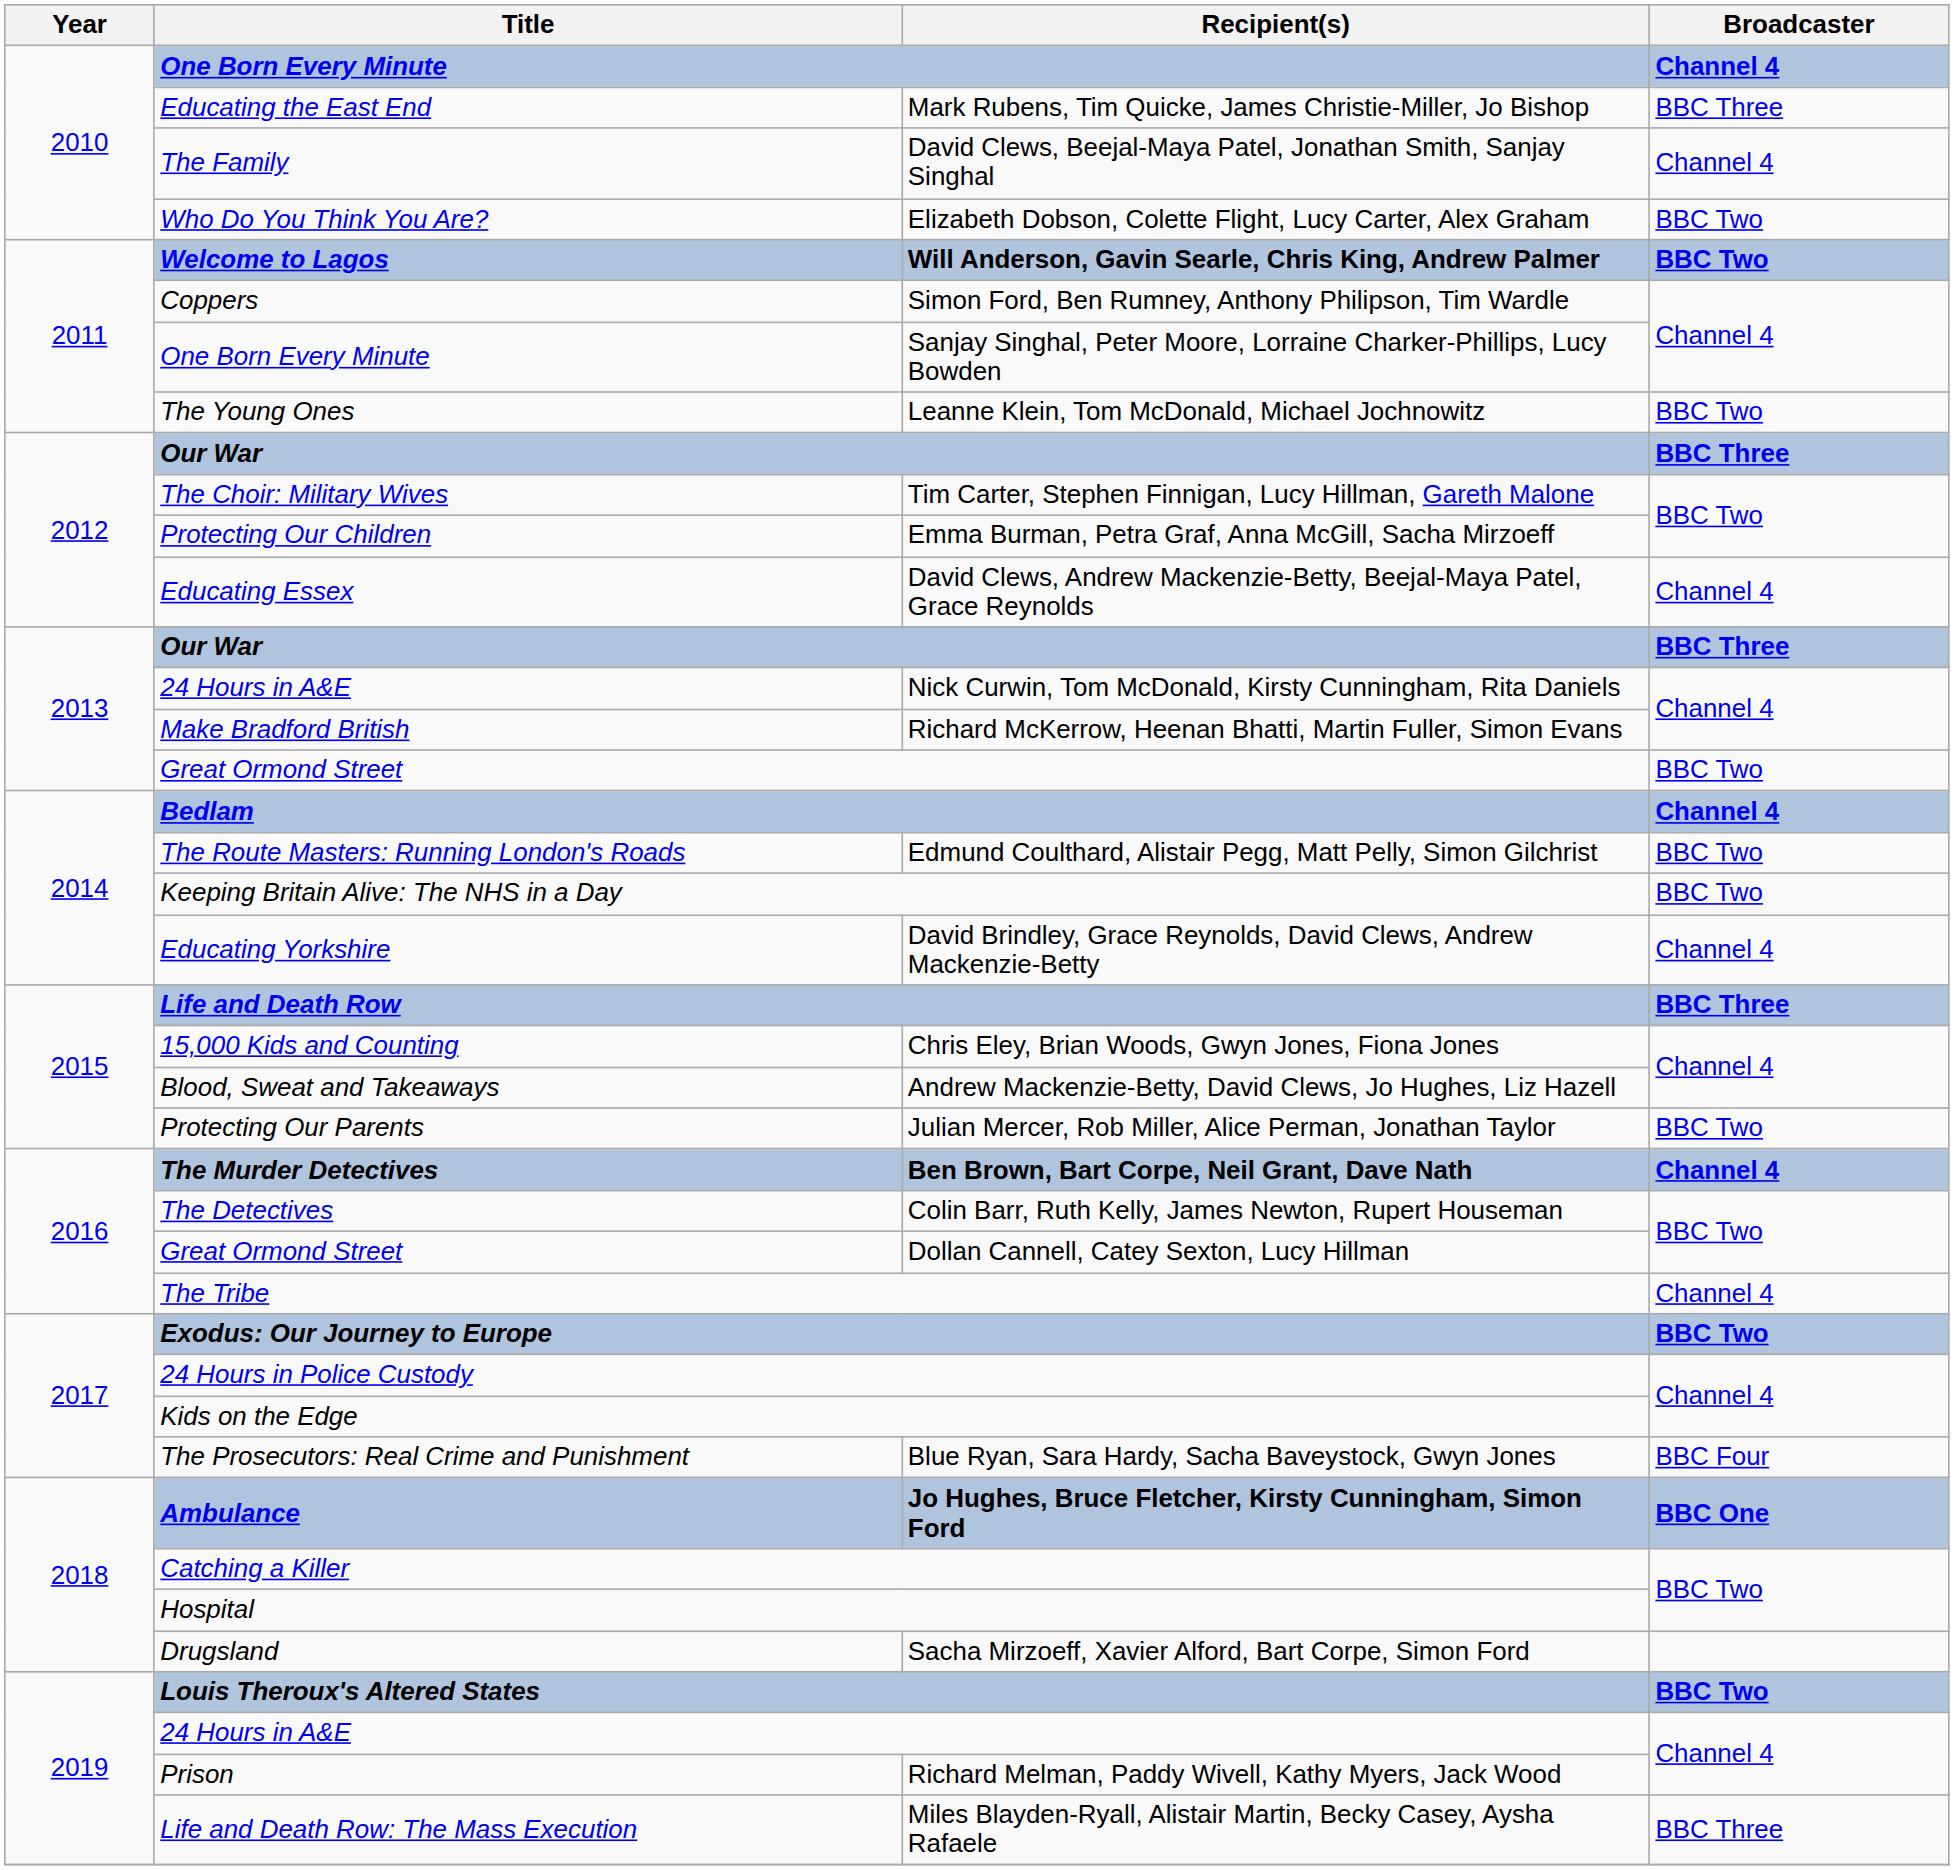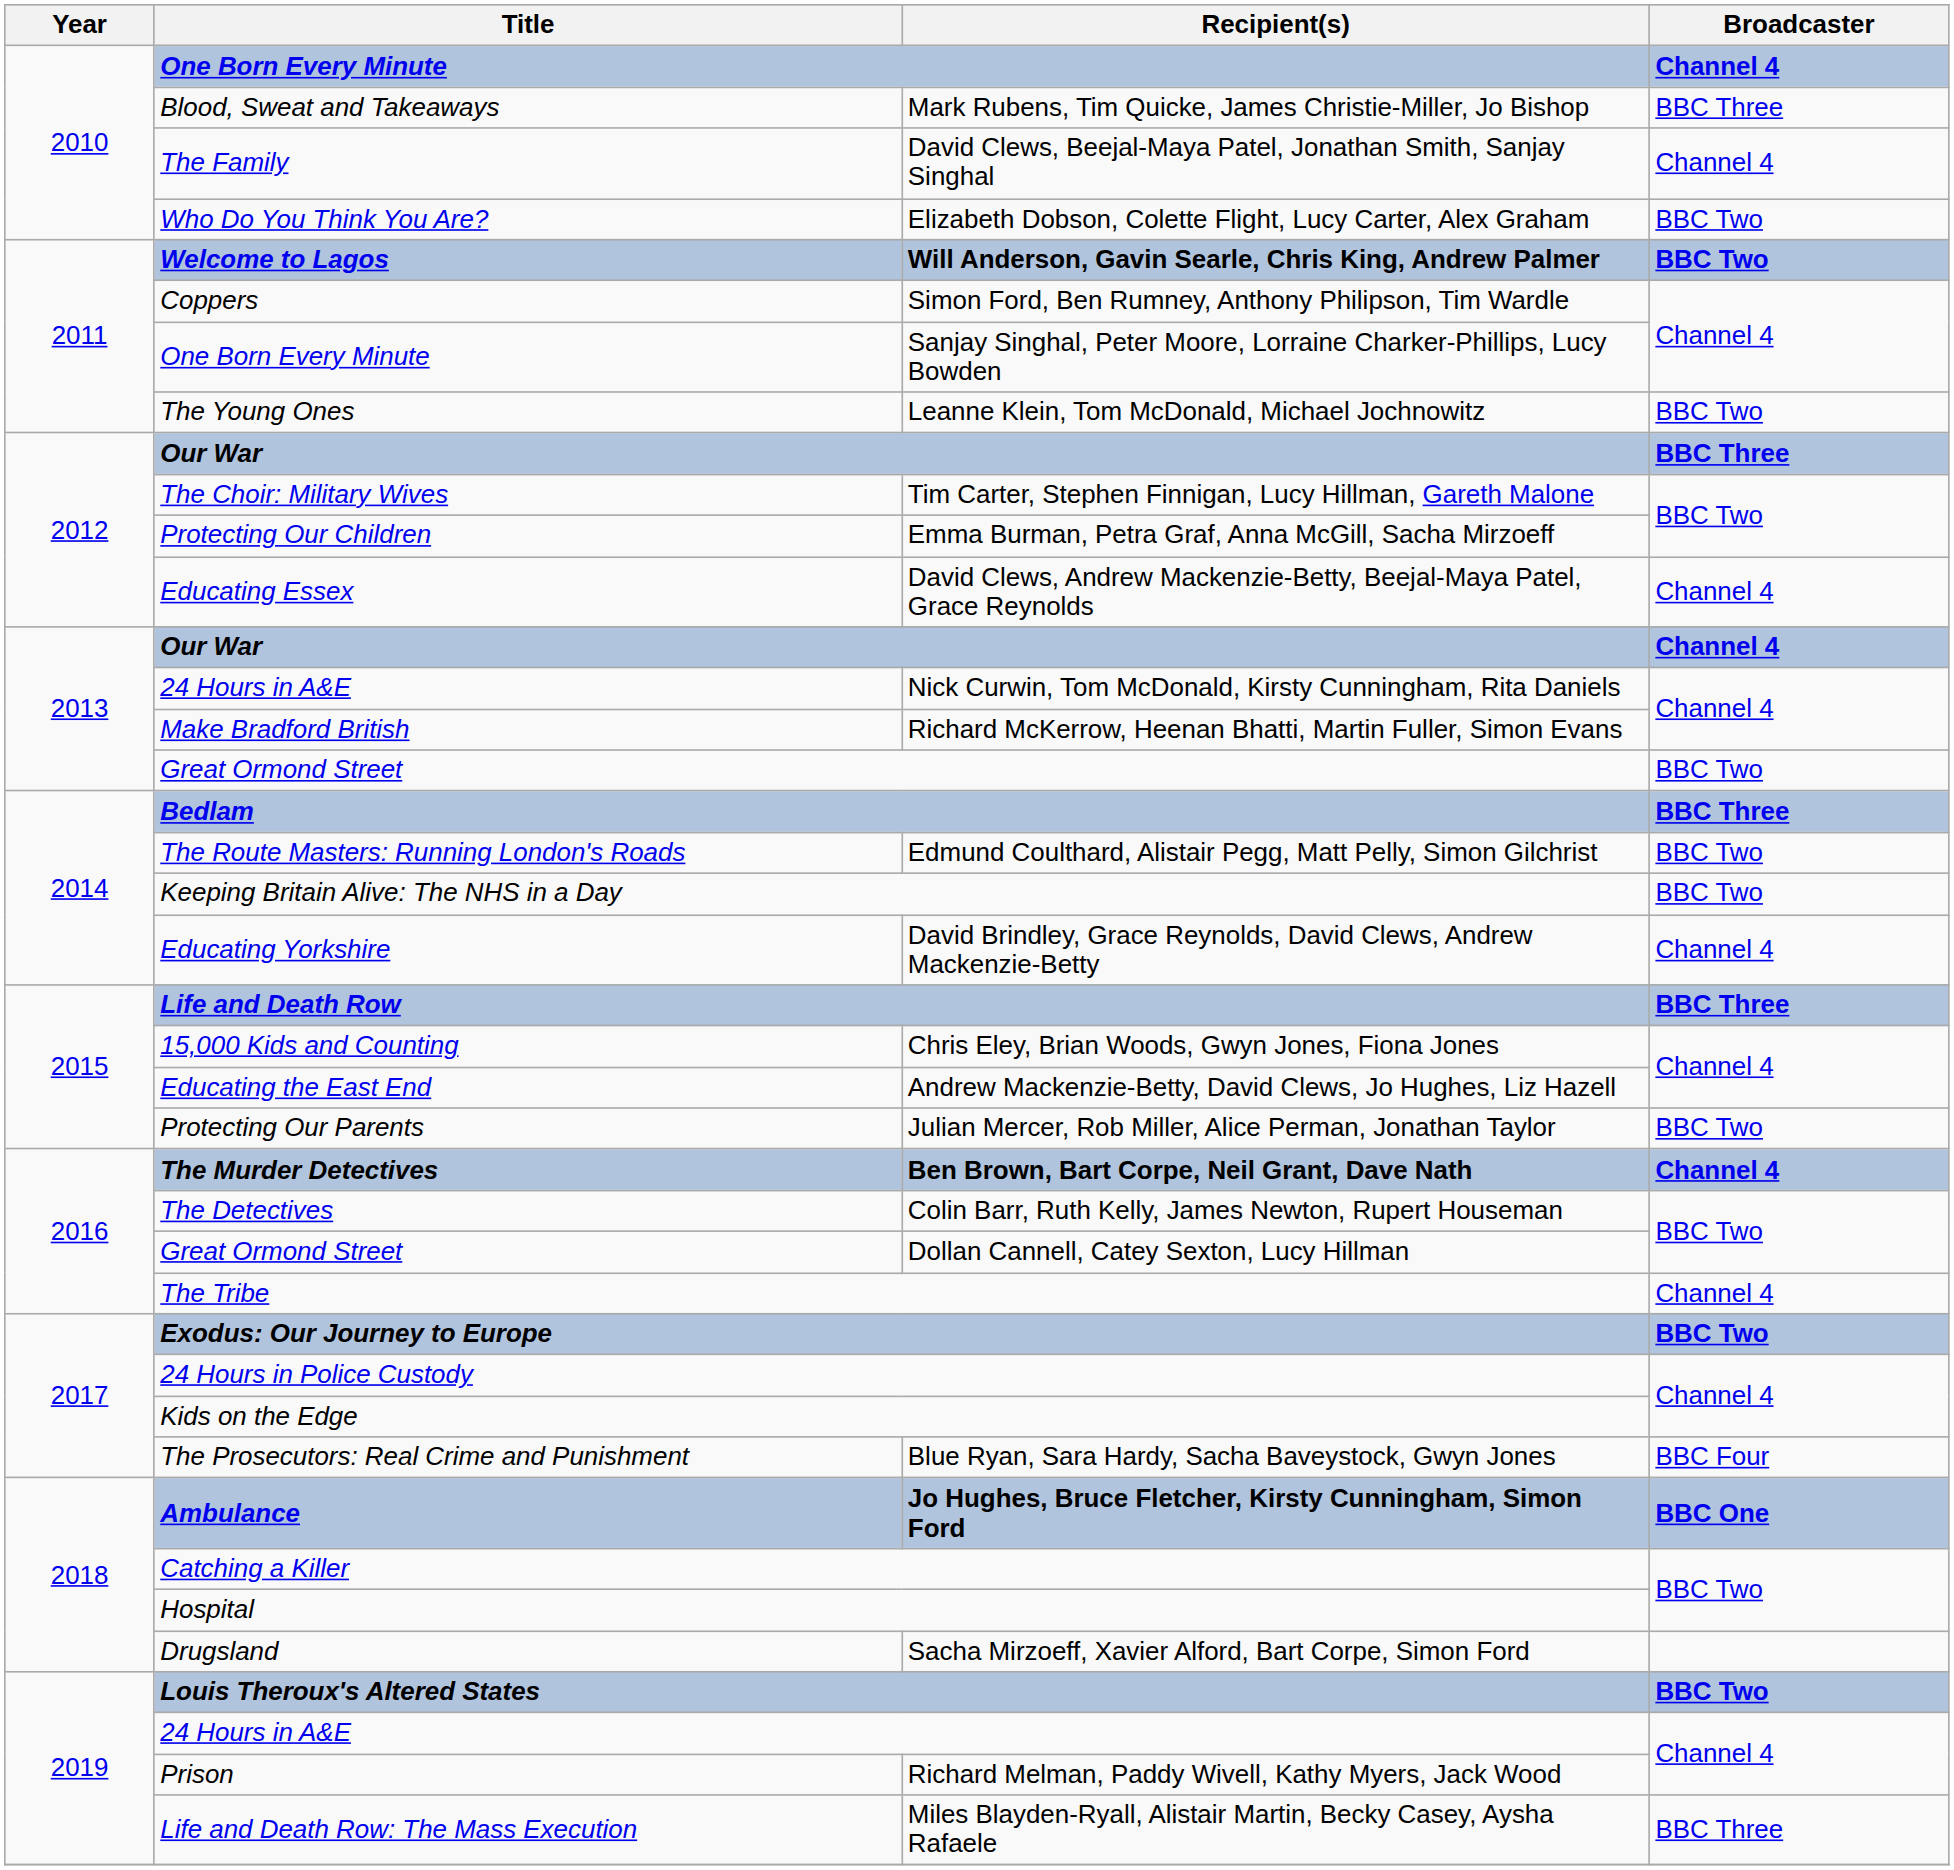(296, 107) Educating the East End -> (330, 107) Blood, Sweat and Takeaways
(1722, 646) BBC Three -> (1717, 646) Channel 4
(1717, 811) Channel 4 -> (1722, 811) BBC Three
(330, 1087) Blood, Sweat and Takeaways -> (296, 1087) Educating the East End
